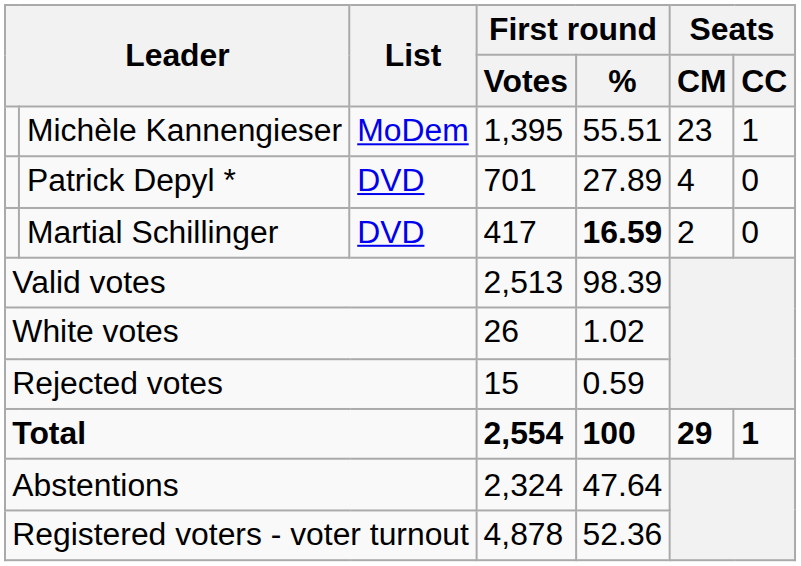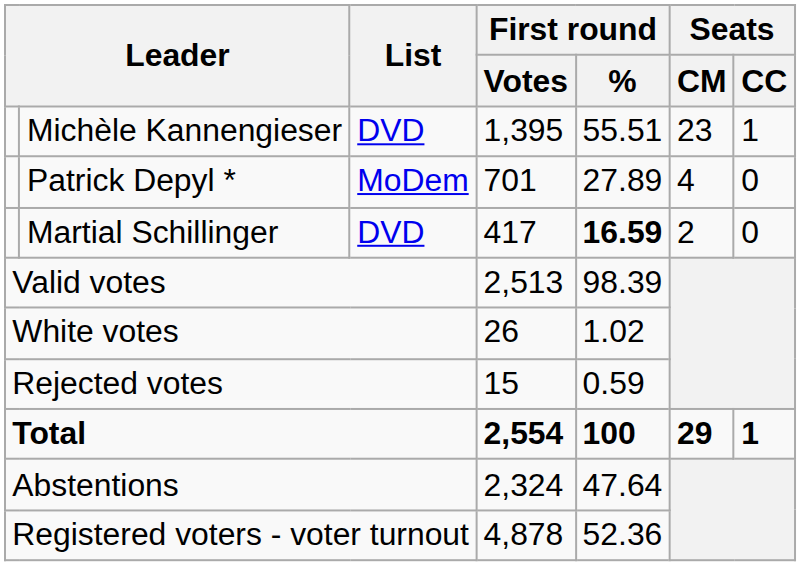(413, 130) MoDem -> (391, 130) DVD
(391, 181) DVD -> (413, 181) MoDem
